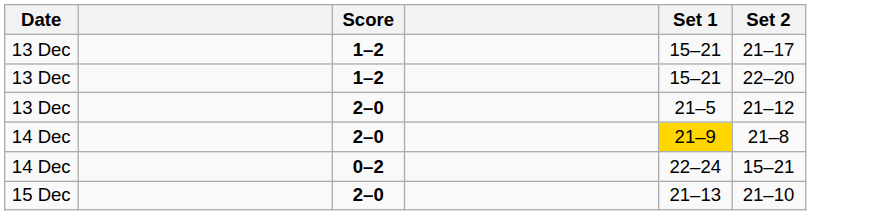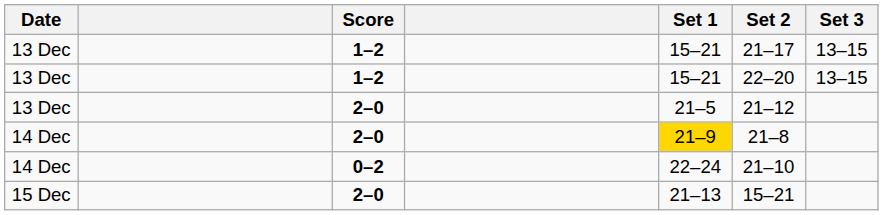+ column: (842, 20)
(768, 166) 15–21 -> (768, 166) 21–10
(768, 196) 21–10 -> (768, 196) 15–21
